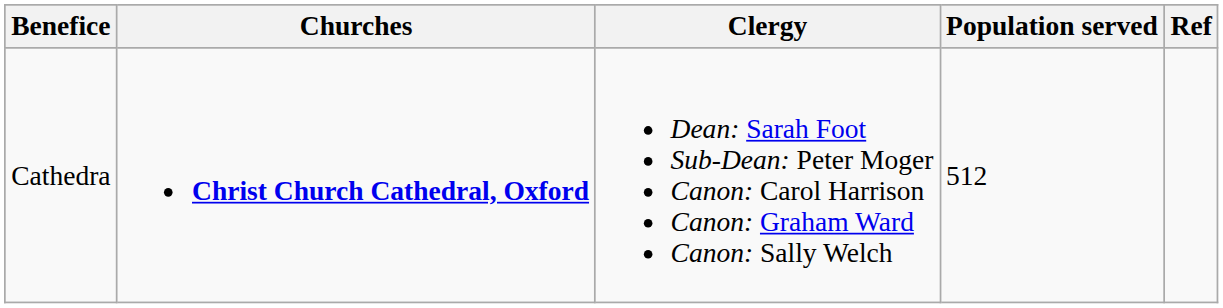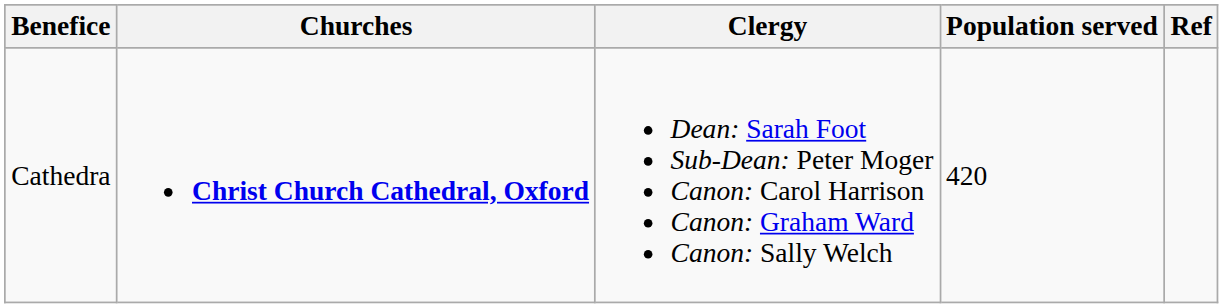(967, 174) 512 -> (967, 174) 420
